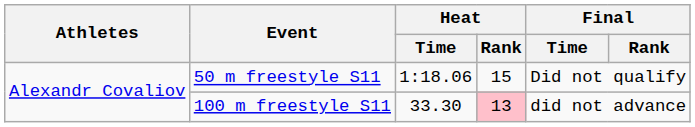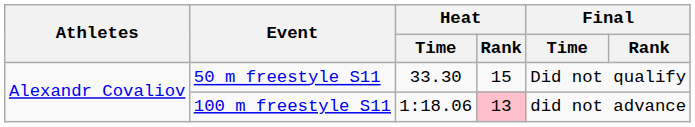(436, 77) 1:18.06 -> (436, 77) 33.30
(436, 106) 33.30 -> (436, 106) 1:18.06
